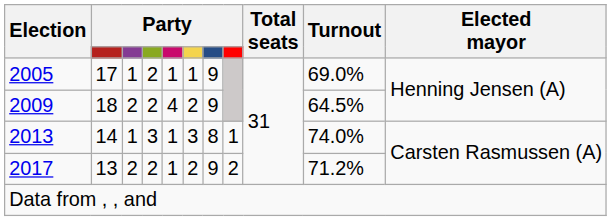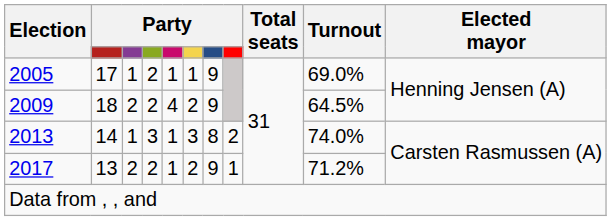(233, 136) 1 -> (233, 136) 2
(233, 168) 2 -> (233, 168) 1
